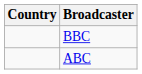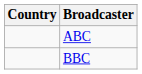rows swapped: (77, 36) <-> (77, 58)
